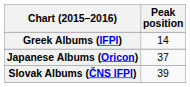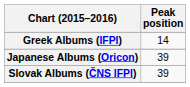(163, 57) 37 -> (163, 57) 39
